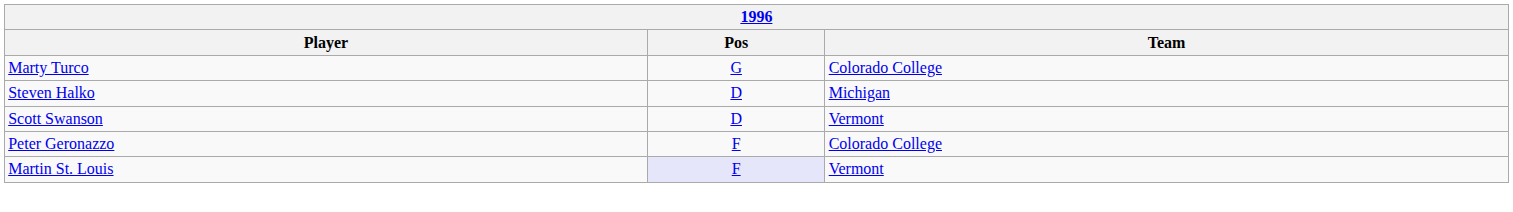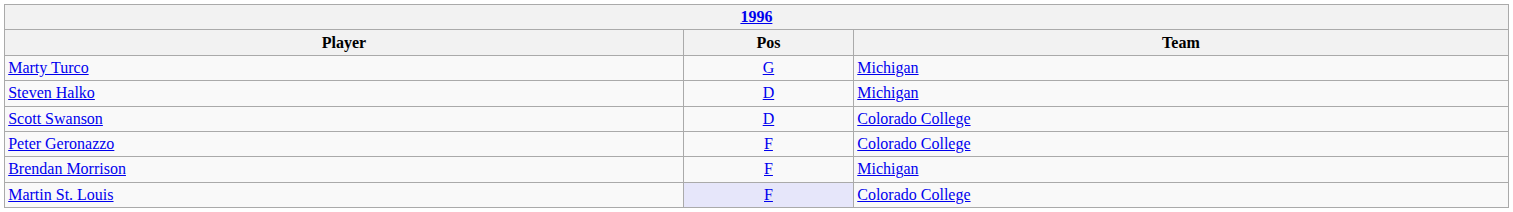(885, 67) Colorado College -> (888, 67) Michigan
(856, 118) Vermont -> (914, 118) Colorado College
+ row: (67, 169)
(856, 169) Vermont -> (914, 194) Colorado College
